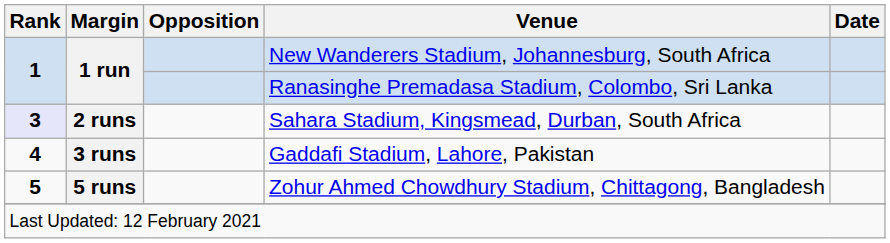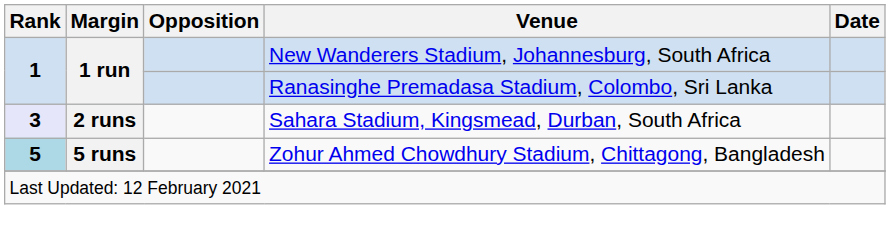- row: (432, 154)
(35, 187) no background -> (35, 154) lightblue background
